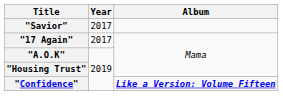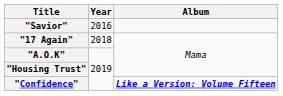(101, 26) 2017 -> (101, 26) 2016
(101, 40) 2017 -> (101, 40) 2018
